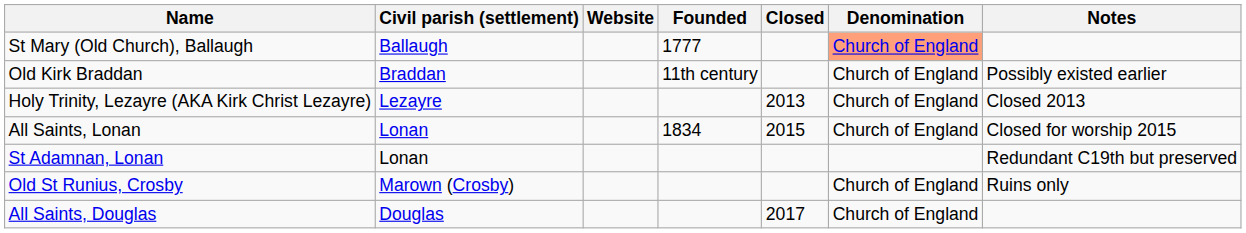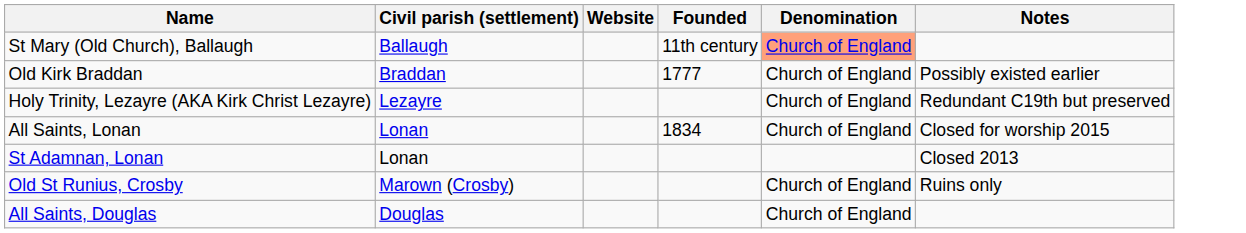- column: (795, 18)
(682, 46) 1777 -> (710, 46) 11th century
(710, 74) 11th century -> (682, 74) 1777
(1036, 102) Closed 2013 -> (1045, 102) Redundant C19th but preserved
(1112, 158) Redundant C19th but preserved -> (969, 158) Closed 2013
